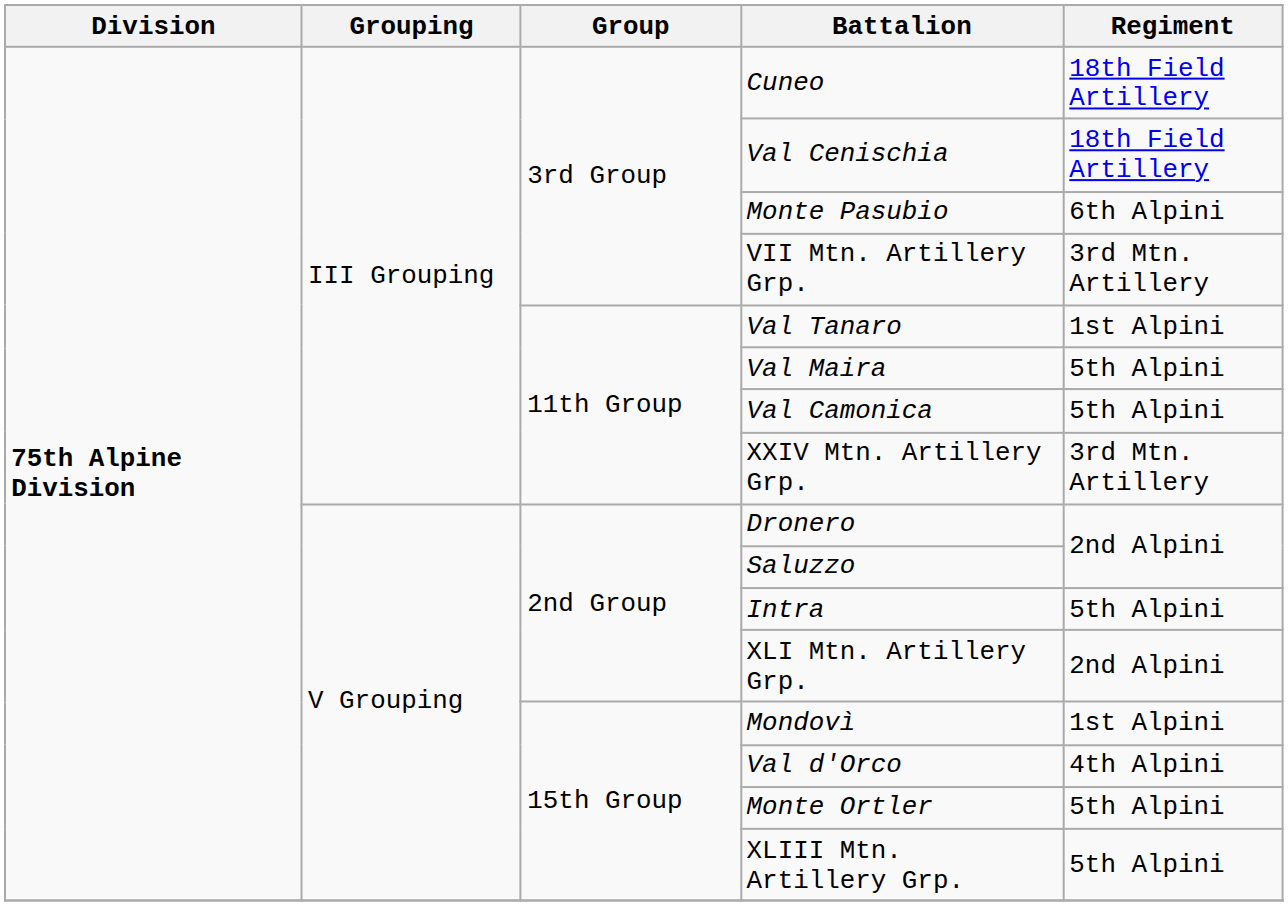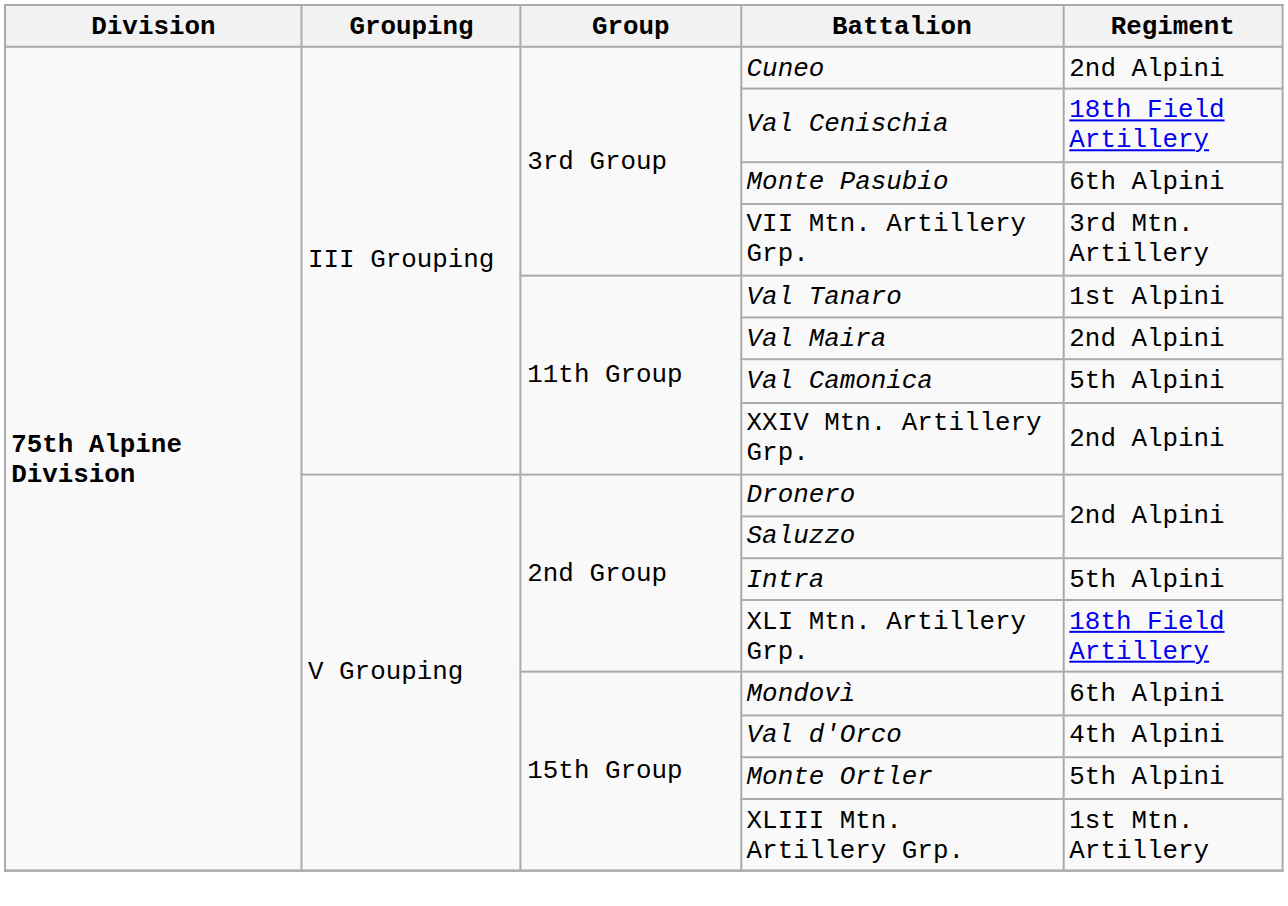(1147, 83) 18th Field Artillery -> (1147, 68) 2nd Alpini
(1147, 369) 5th Alpini -> (1147, 339) 2nd Alpini
(1139, 468) 3rd Mtn. Artillery -> (1147, 438) 2nd Alpini
(1147, 666) 2nd Alpini -> (1147, 637) 18th Field Artillery
(1147, 723) 1st Alpini -> (1147, 694) 6th Alpini
(1147, 865) 5th Alpini -> (1139, 835) 1st Mtn. Artillery
